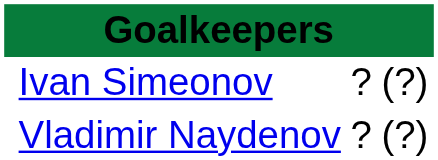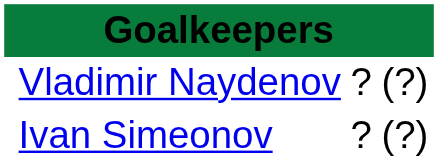rows swapped: (146, 82) <-> (180, 135)
